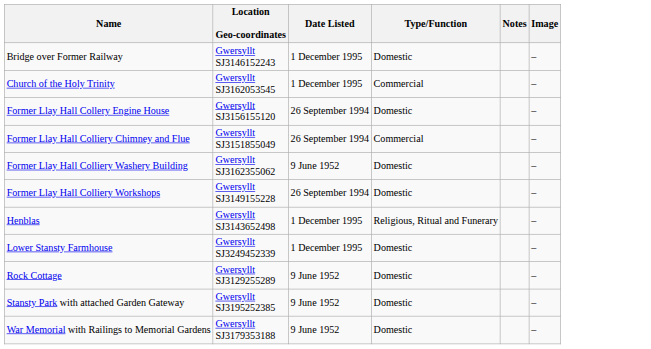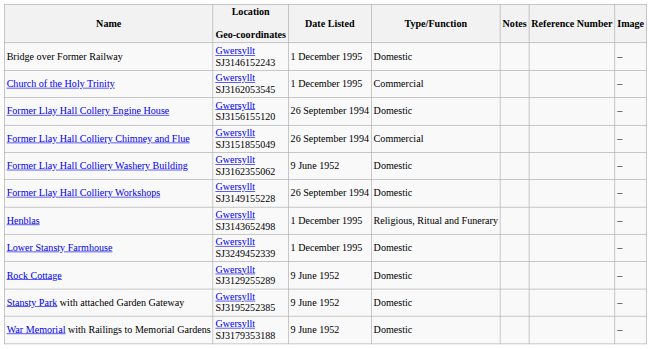+ column: (572, 23)
